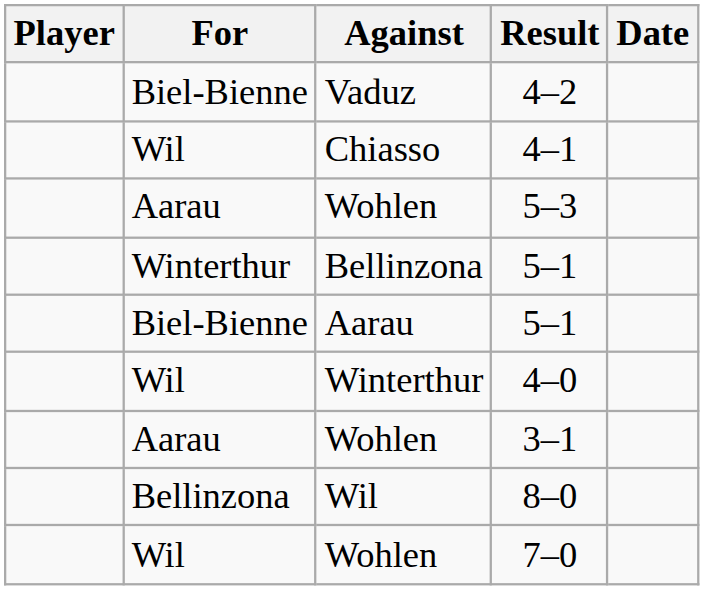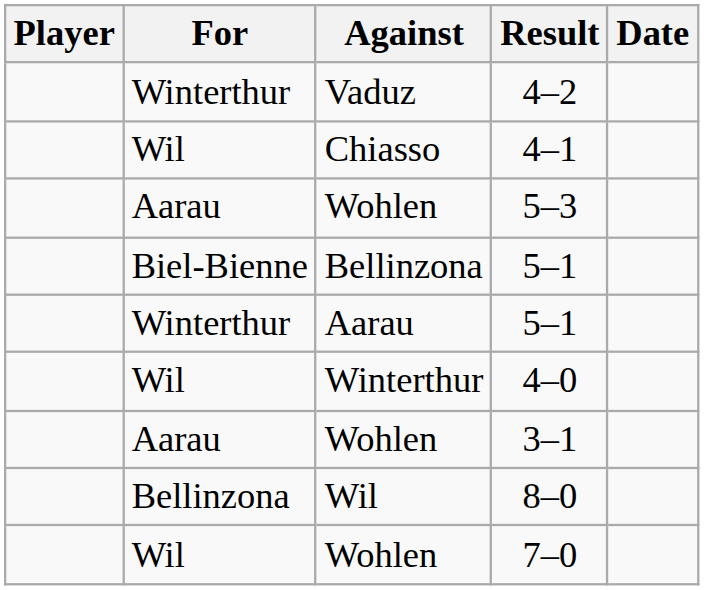(220, 91) Biel-Bienne -> (211, 91) Winterthur
(211, 264) Winterthur -> (220, 264) Biel-Bienne
(220, 322) Biel-Bienne -> (211, 322) Winterthur
